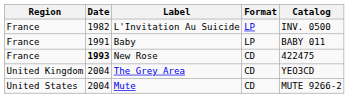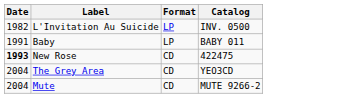- column: (45, 12)
